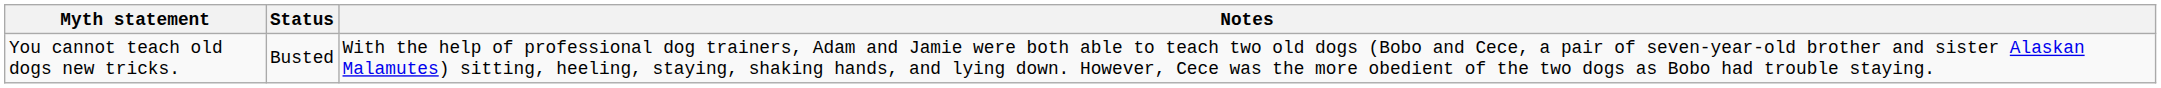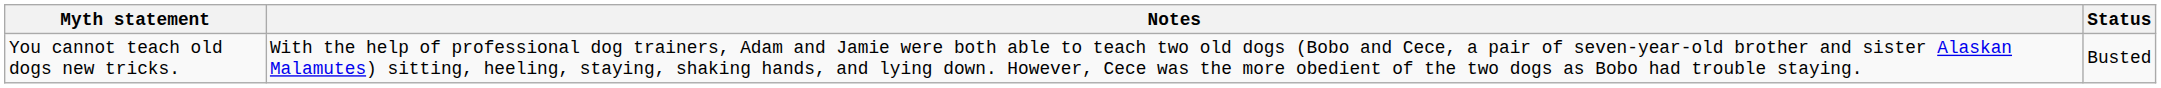columns swapped: (302, 19) <-> (1247, 19)
